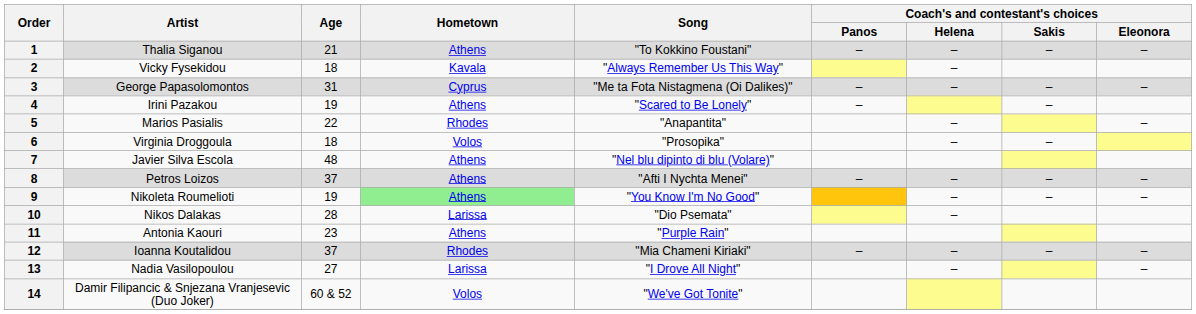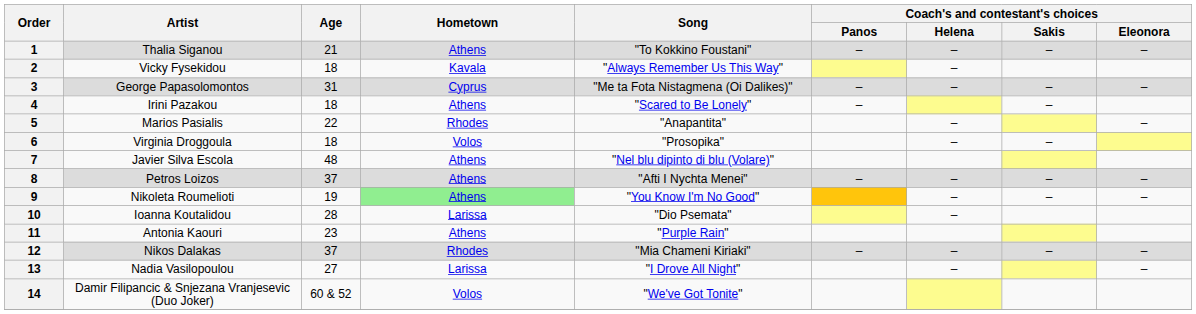(331, 105) 19 -> (331, 105) 18
(182, 215) Nikos Dalakas -> (182, 215) Ioanna Koutalidou
(182, 251) Ioanna Koutalidou -> (182, 251) Nikos Dalakas
